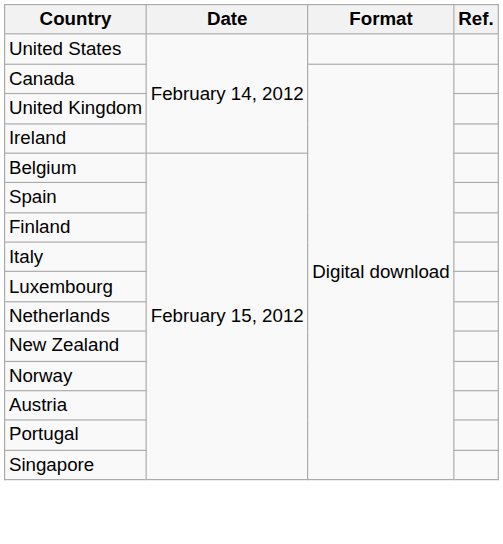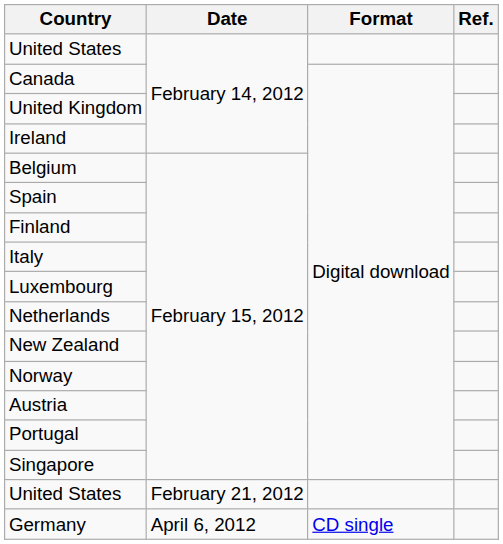+ row: (65, 494)
+ row: (47, 524)
